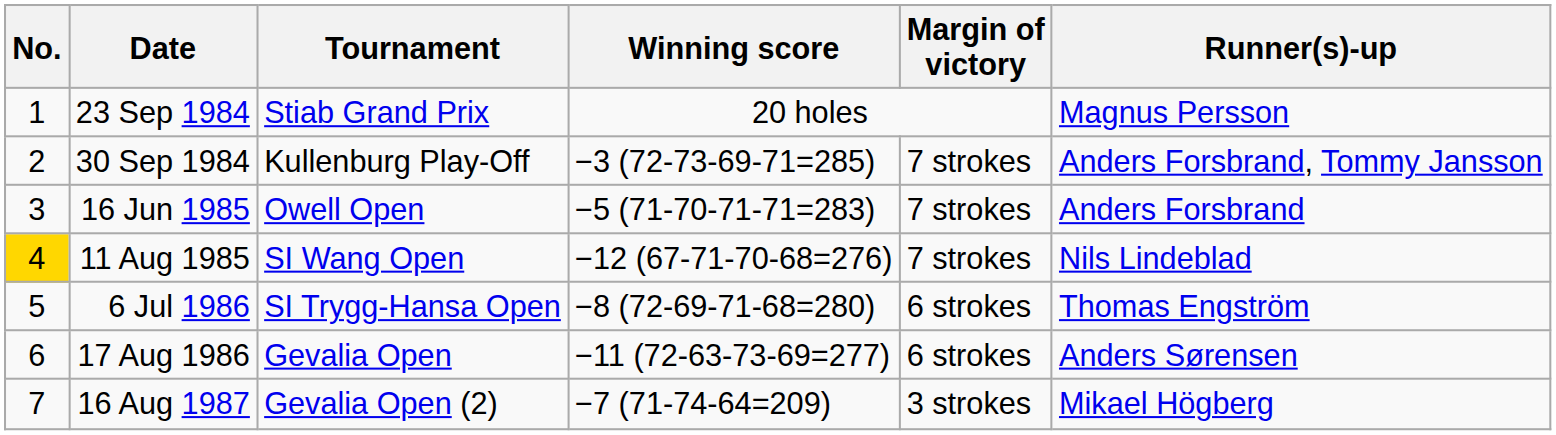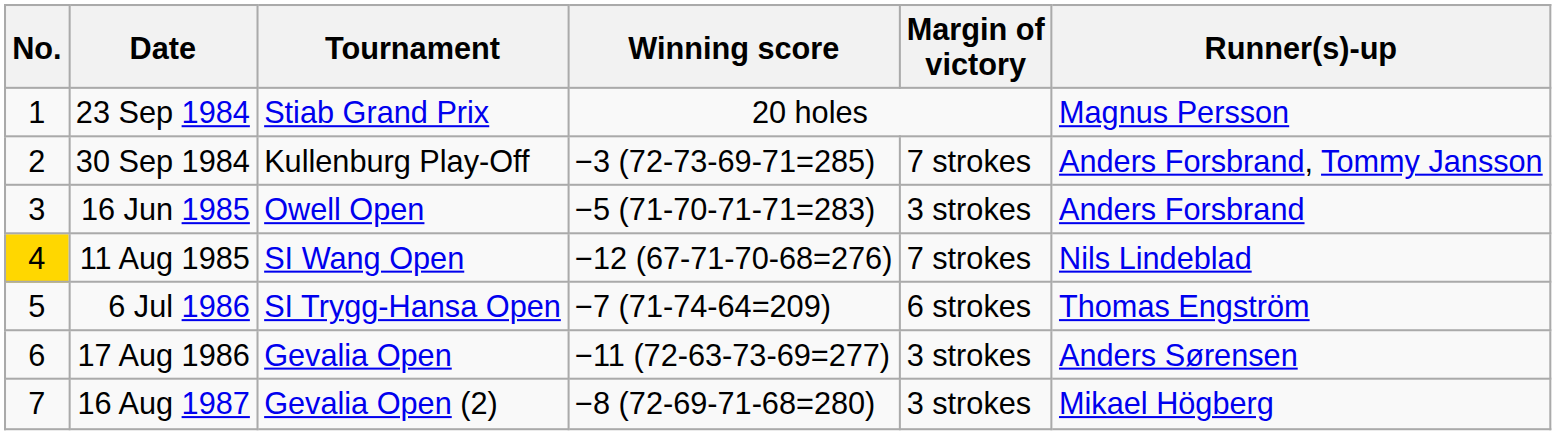(969, 210) 7 strokes -> (969, 210) 3 strokes
(725, 307) −8 (72-69-71-68=280) -> (703, 307) −7 (71-74-64=209)
(969, 355) 6 strokes -> (969, 355) 3 strokes
(703, 404) −7 (71-74-64=209) -> (725, 404) −8 (72-69-71-68=280)
